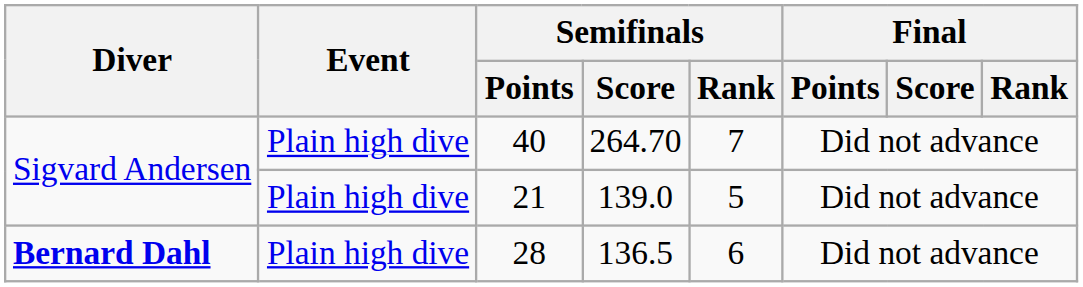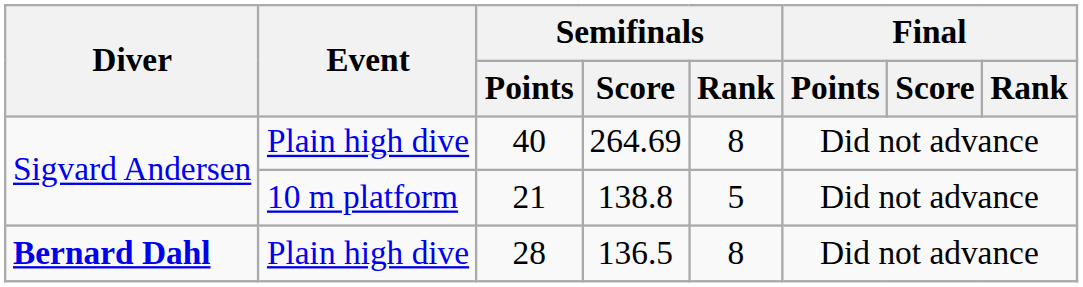(635, 142) 264.70 -> (635, 142) 264.69
(736, 142) 7 -> (736, 142) 8
(368, 197) Plain high dive -> (362, 197) 10 m platform
(635, 197) 139.0 -> (635, 197) 138.8
(736, 252) 6 -> (736, 252) 8
